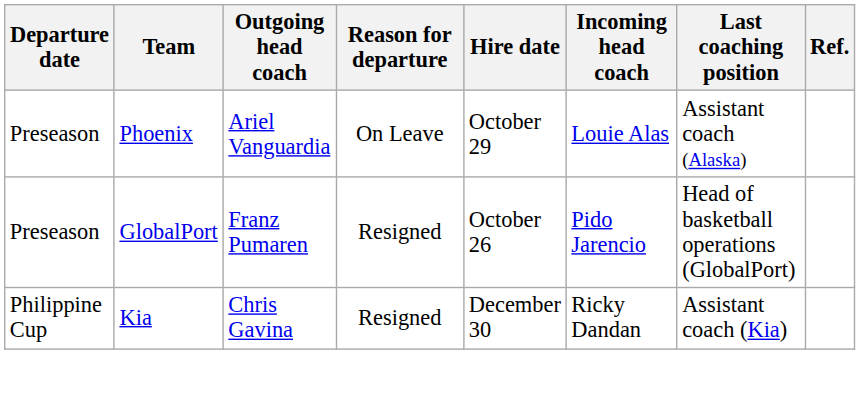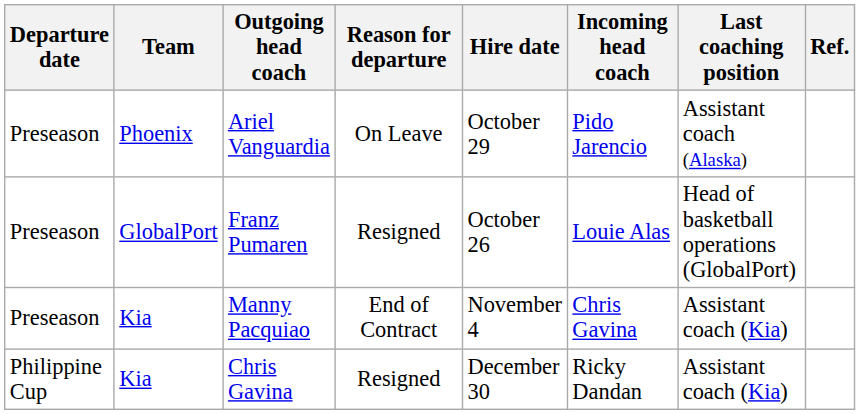(620, 133) Louie Alas -> (610, 133) Pido Jarencio
(609, 231) Pido Jarencio -> (621, 231) Louie Alas
+ row: (269, 317)
